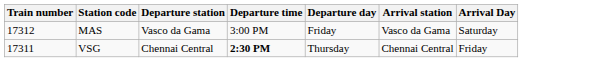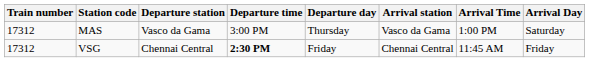+ column: (489, 13)
(322, 30) Friday -> (328, 30) Thursday
(20, 48) 17311 -> (21, 48) 17312
(328, 48) Thursday -> (322, 48) Friday
